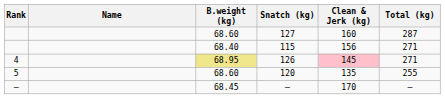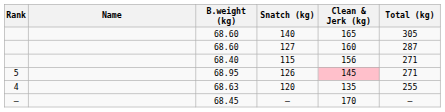+ row: (287, 34)
(16, 60) 4 -> (16, 74) 5
(226, 60) khaki background -> (226, 74) no background
(16, 74) 5 -> (16, 87) 4
(226, 74) 68.60 -> (226, 87) 68.63
